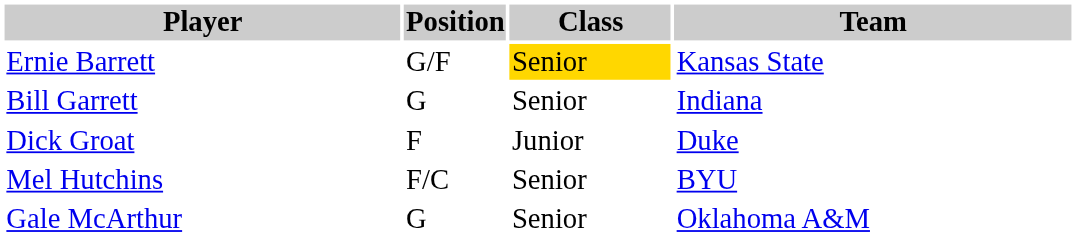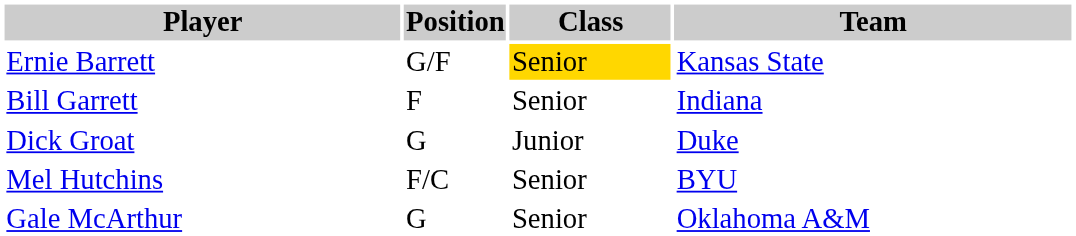(416, 100) G -> (414, 100) F
(414, 140) F -> (416, 140) G
